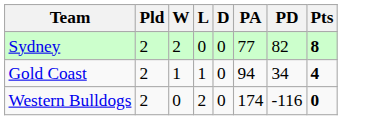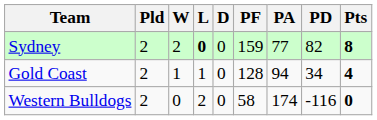+ column: (250, 18)
(202, 45) normal -> (202, 45) bold
